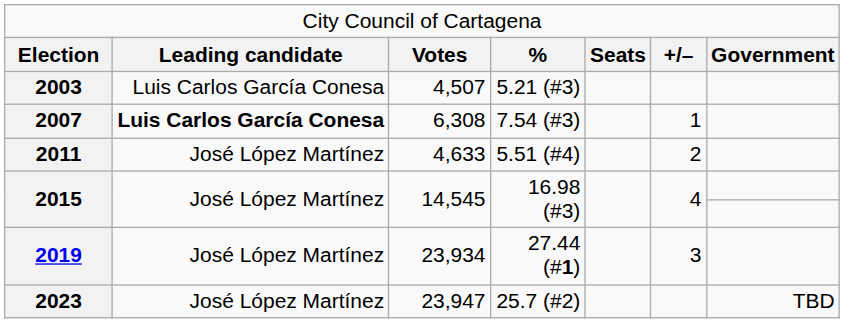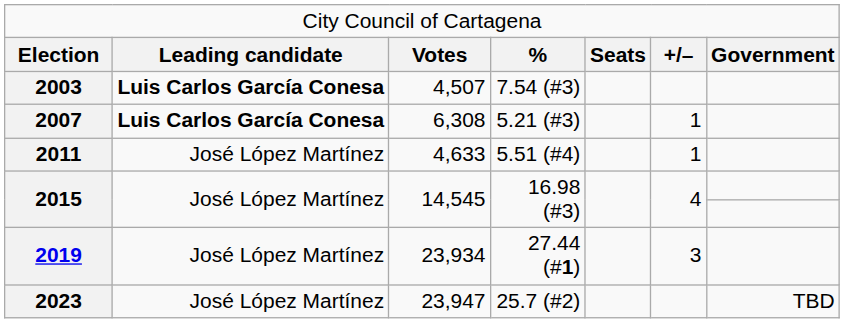(258, 87) normal -> (251, 87) bold
(538, 87) 5.21 (#3) -> (538, 87) 7.54 (#3)
(538, 120) 7.54 (#3) -> (538, 120) 5.21 (#3)
(696, 154) 2 -> (696, 154) 1
